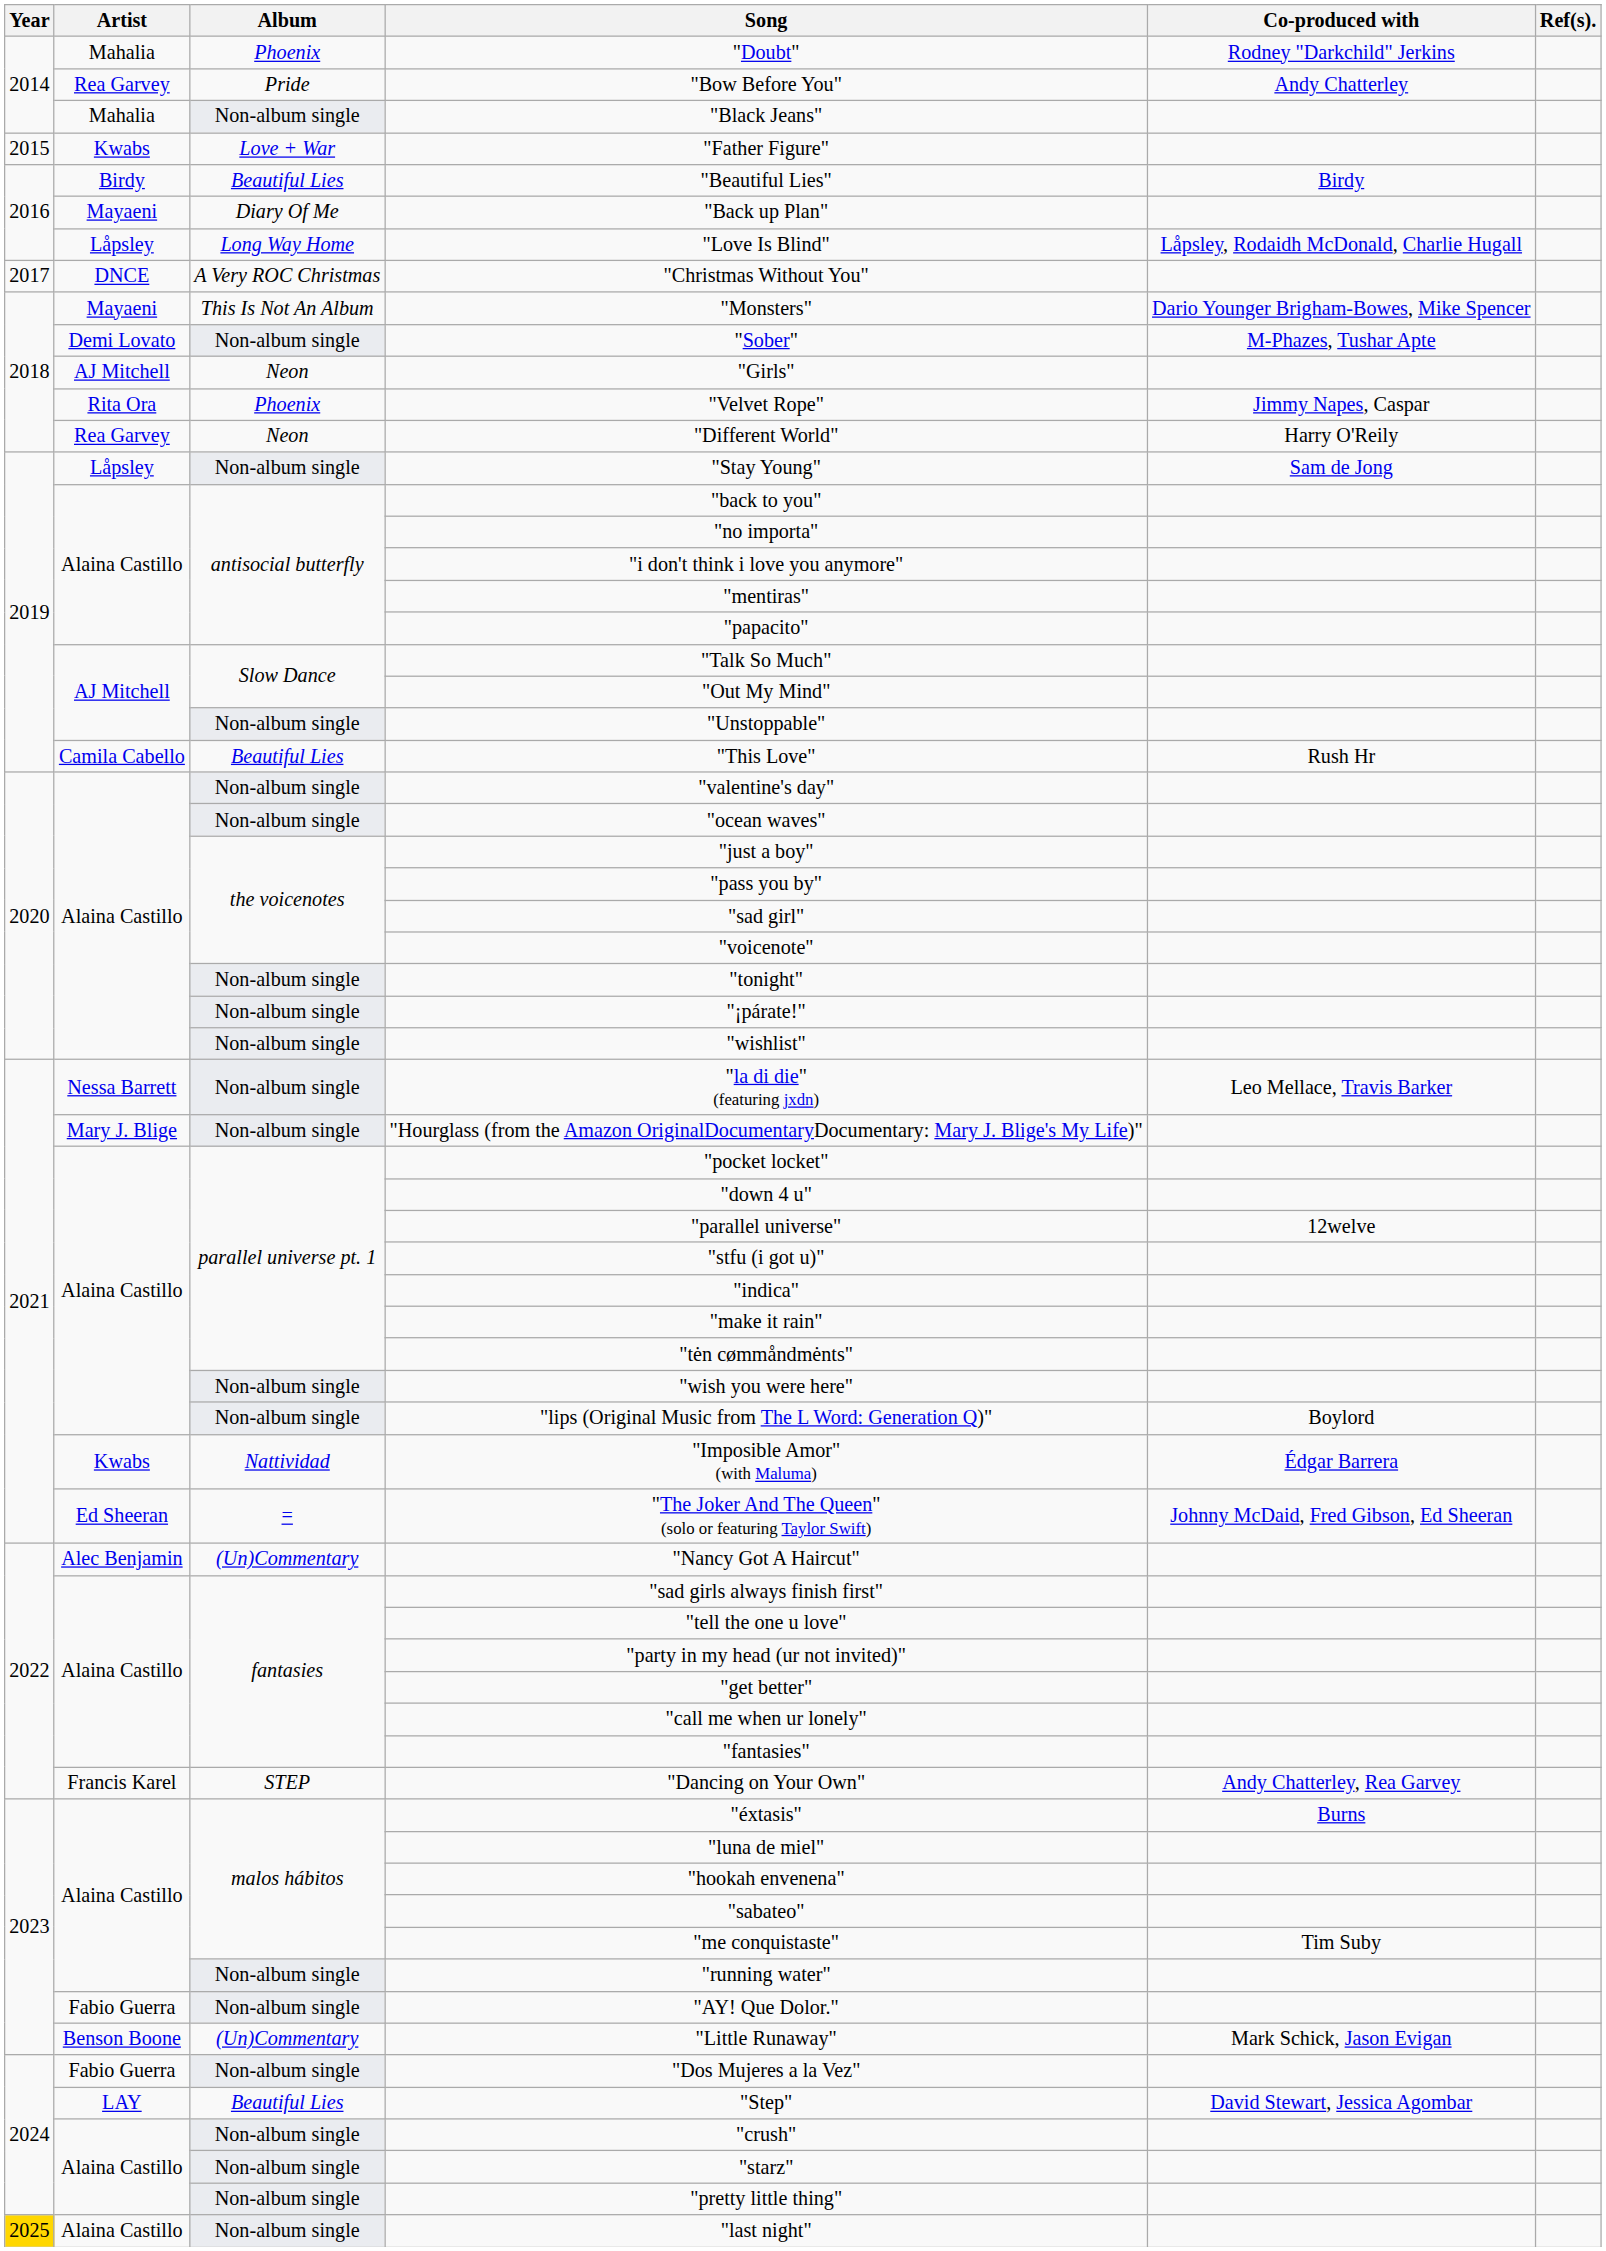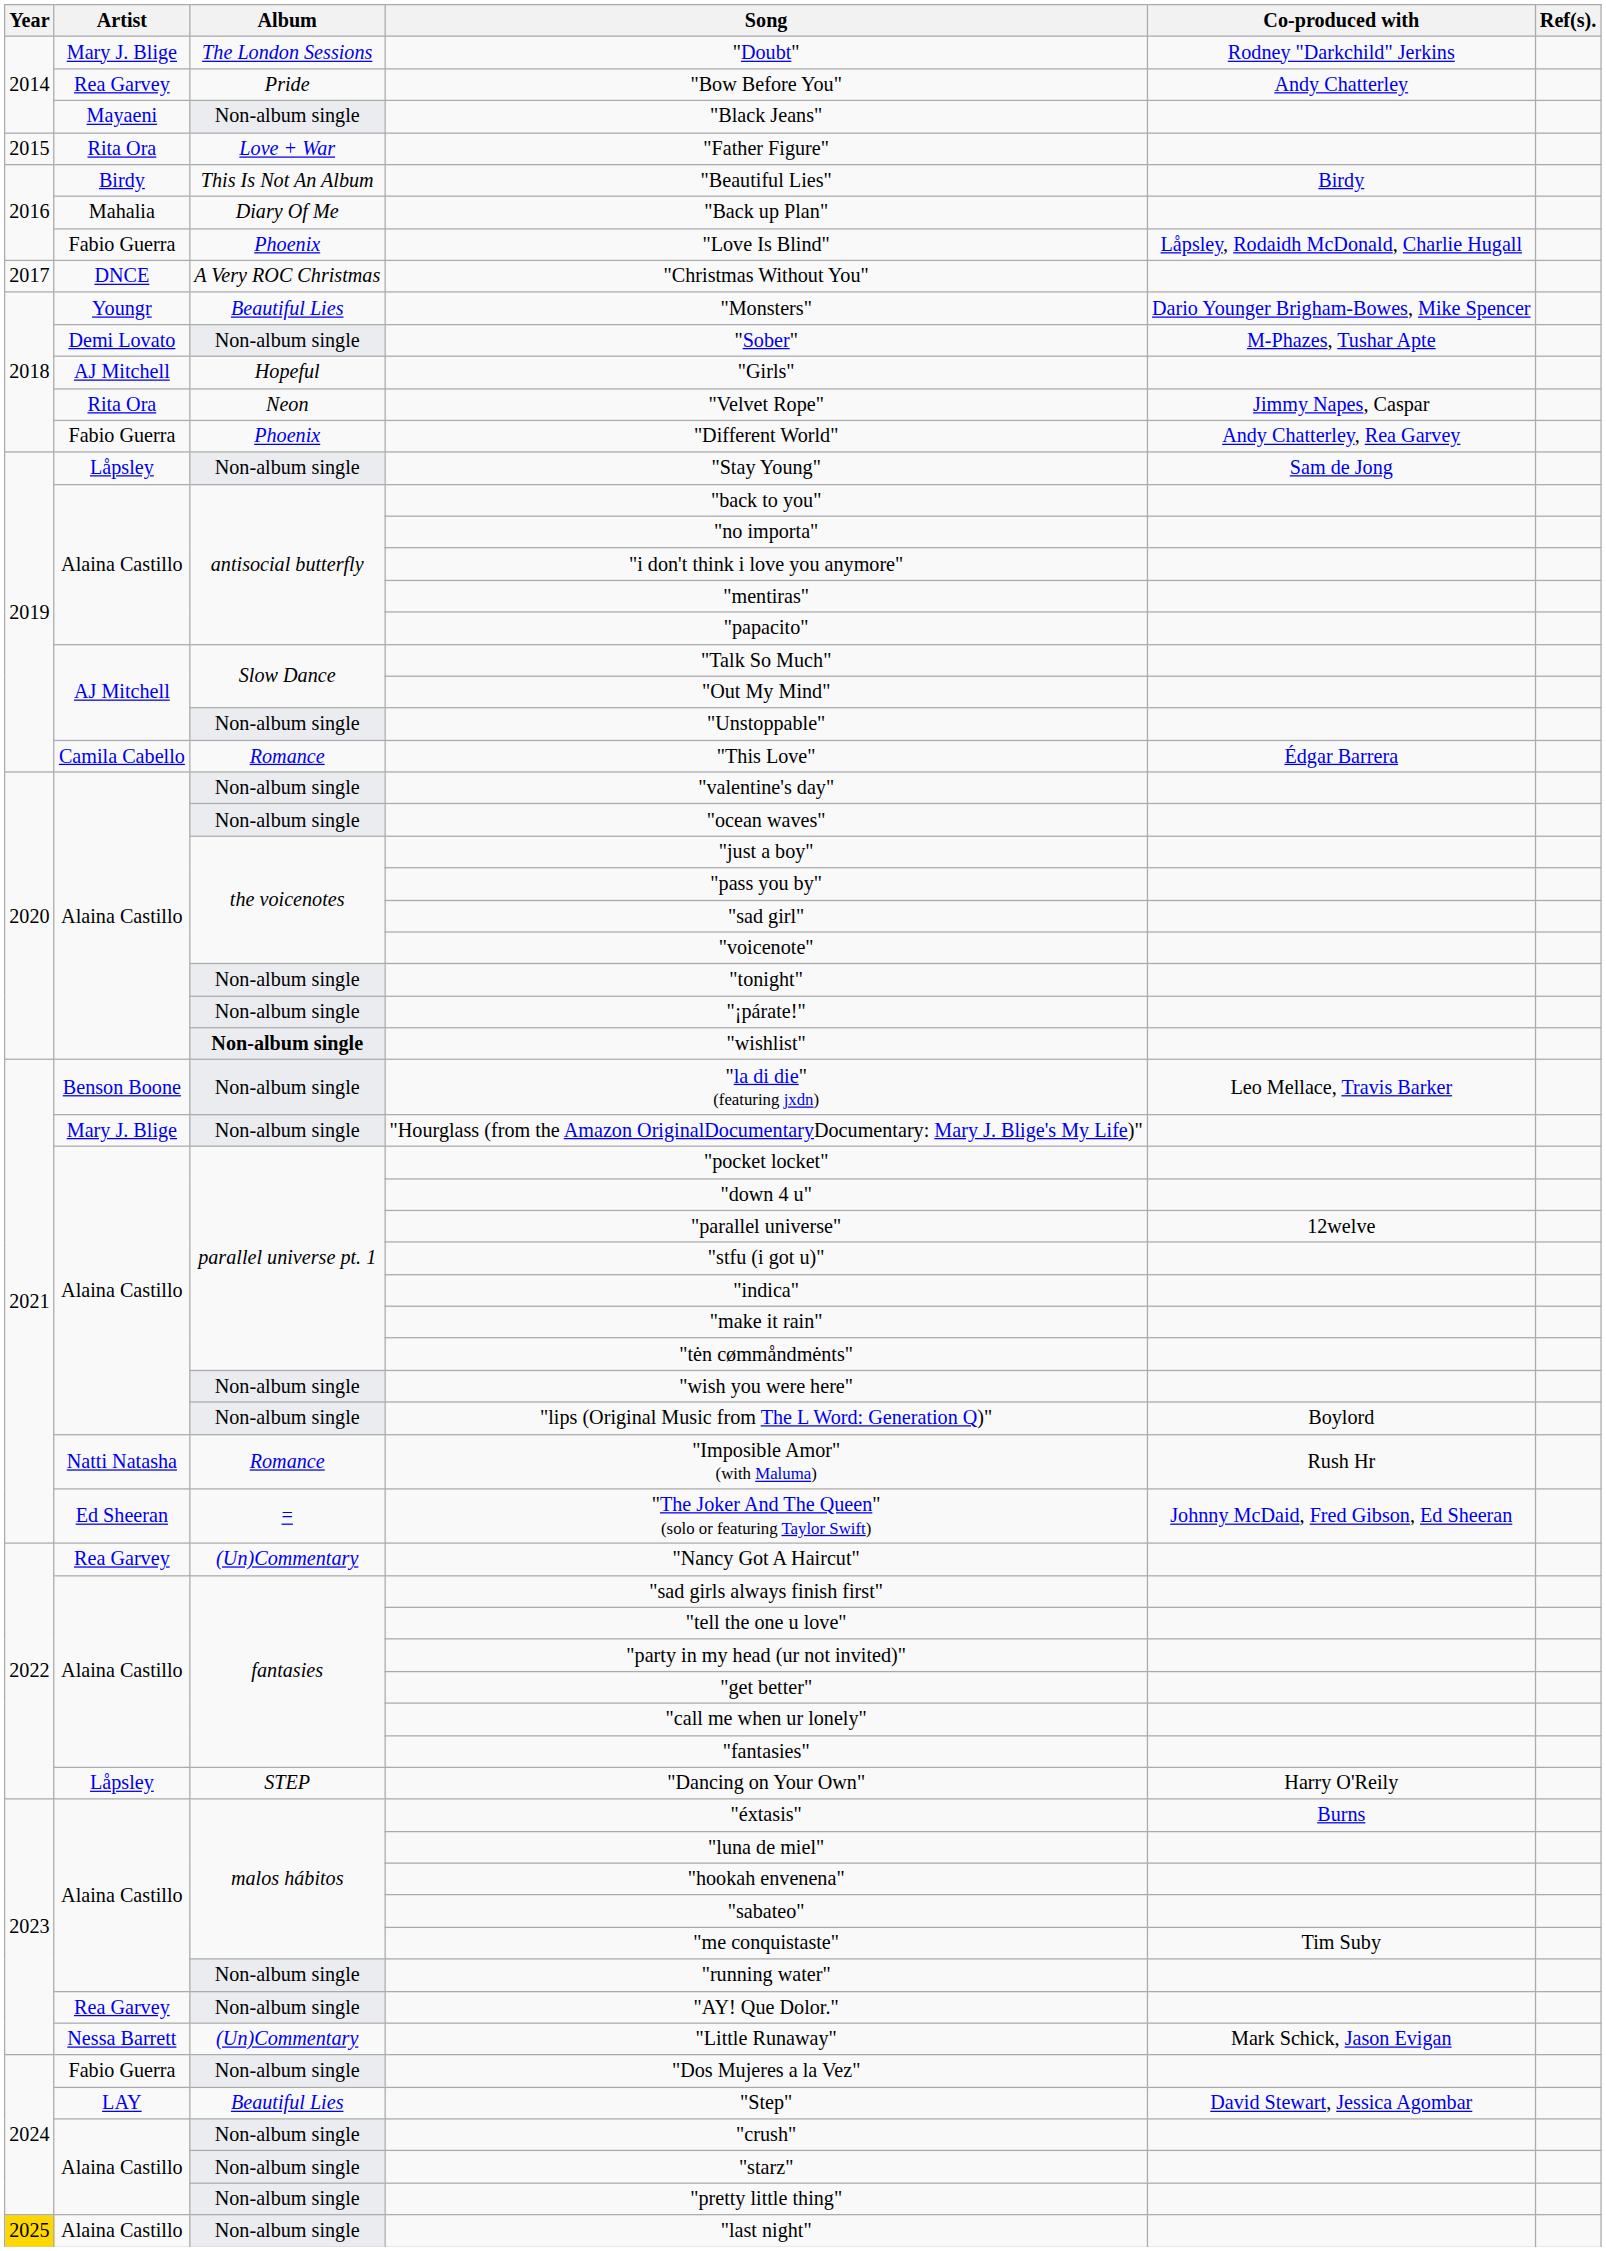(122, 52) Mahalia -> (122, 52) Mary J. Blige
(287, 52) Phoenix -> (287, 52) The London Sessions
(122, 116) Mahalia -> (122, 116) Mayaeni
(122, 148) Kwabs -> (122, 148) Rita Ora
(287, 180) Beautiful Lies -> (287, 180) This Is Not An Album
(122, 212) Mayaeni -> (122, 212) Mahalia
(122, 244) Låpsley -> (122, 244) Fabio Guerra
(287, 244) Long Way Home -> (287, 244) Phoenix
(122, 308) Mayaeni -> (122, 308) Youngr
(287, 308) This Is Not An Album -> (287, 308) Beautiful Lies
(287, 372) Neon -> (287, 372) Hopeful
(287, 404) Phoenix -> (287, 404) Neon
(122, 436) Rea Garvey -> (122, 436) Fabio Guerra
(287, 436) Neon -> (287, 436) Phoenix
(1341, 436) Harry O'Reily -> (1341, 436) Andy Chatterley, Rea Garvey
(287, 755) Beautiful Lies -> (287, 755) Romance
(1341, 755) Rush Hr -> (1341, 755) Édgar Barrera
(287, 1043) normal -> (287, 1043) bold
(122, 1086) Nessa Barrett -> (122, 1086) Benson Boone
(122, 1461) Kwabs -> (122, 1461) Natti Natasha
(287, 1461) Nattividad -> (287, 1461) Romance
(1341, 1461) Édgar Barrera -> (1341, 1461) Rush Hr
(122, 1559) Alec Benjamin -> (122, 1559) Rea Garvey
(122, 1783) Francis Karel -> (122, 1783) Låpsley
(1341, 1783) Andy Chatterley, Rea Garvey -> (1341, 1783) Harry O'Reily
(122, 2006) Fabio Guerra -> (122, 2006) Rea Garvey
(122, 2038) Benson Boone -> (122, 2038) Nessa Barrett
